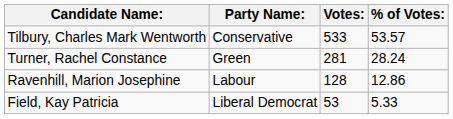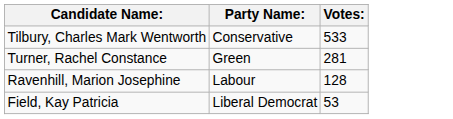- column: (408, 15)
